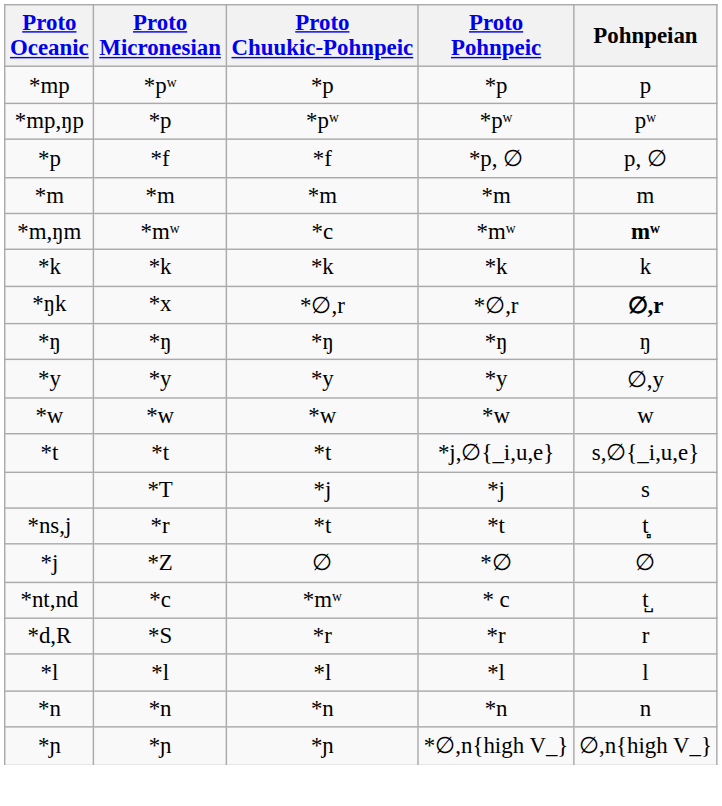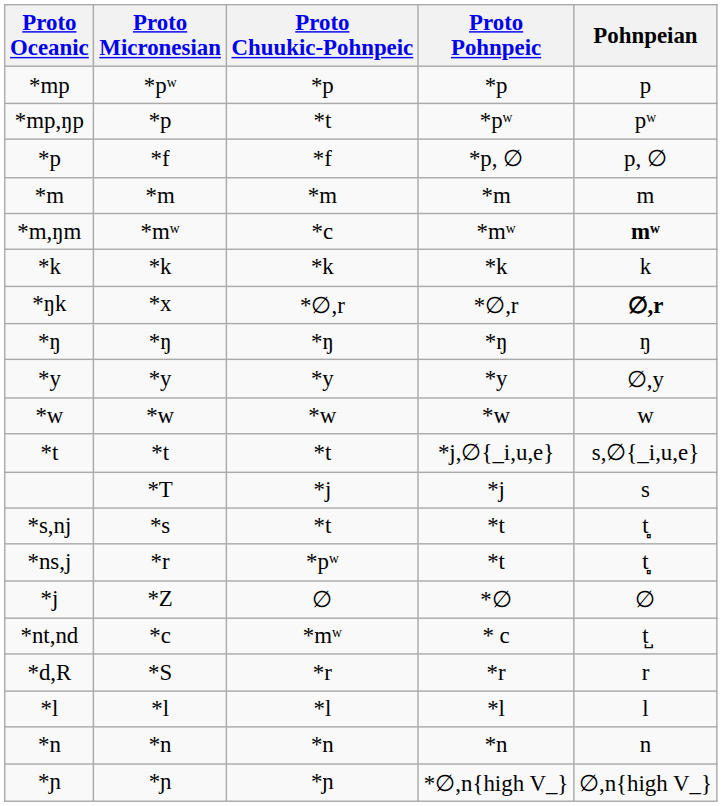(322, 120) *pʷ -> (322, 120) *t
+ row: (49, 525)
(322, 525) *t -> (322, 562) *pʷ
